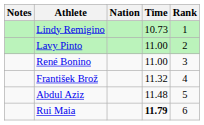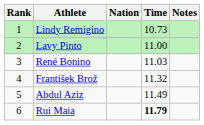columns swapped: (185, 12) <-> (19, 12)
(156, 62) 11.00 -> (156, 62) 11.03
(156, 95) 11.48 -> (156, 95) 11.49
